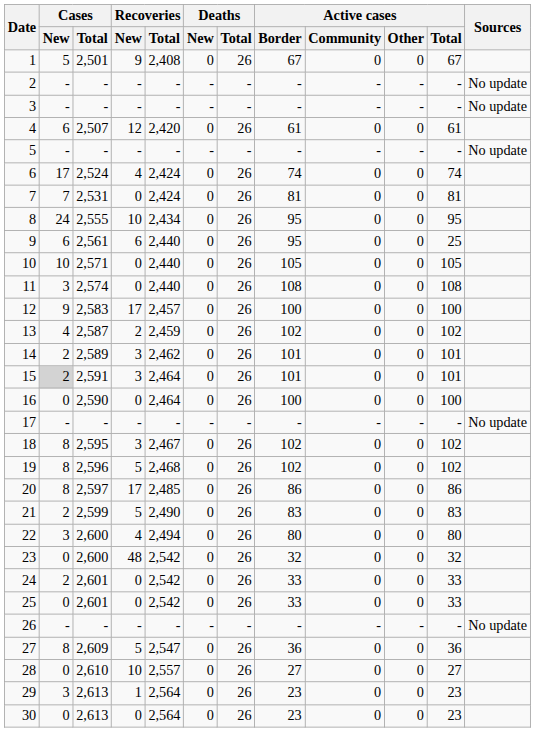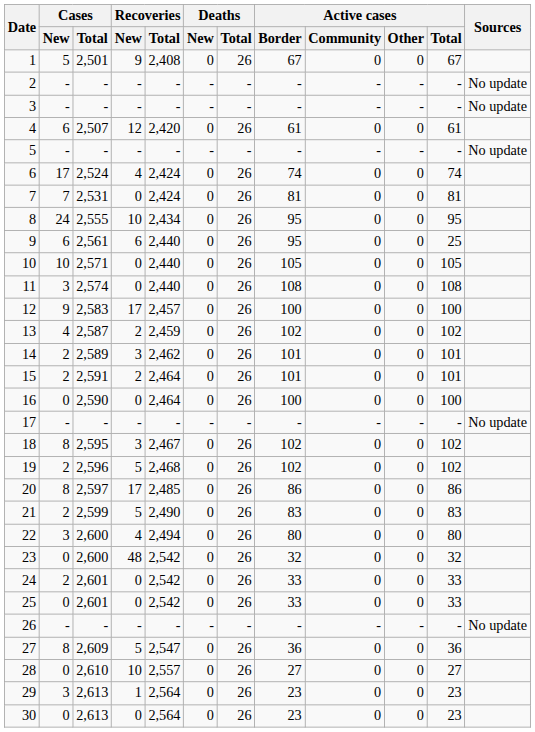(66, 377) lightgrey background -> (66, 377) no background
(138, 377) 3 -> (138, 377) 2
(66, 467) 8 -> (66, 467) 2
